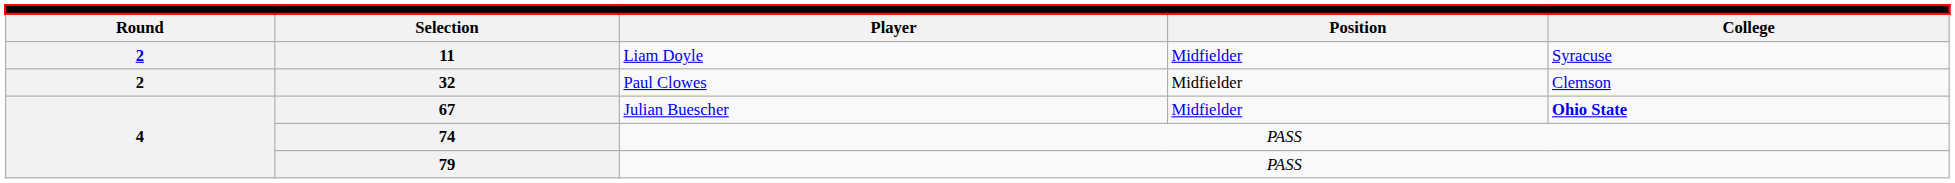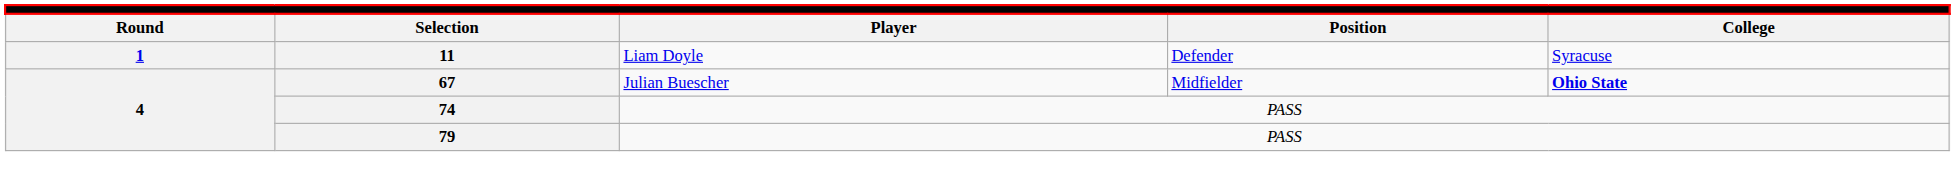(140, 55) 2 -> (140, 55) 1
(1207, 55) Midfielder -> (1202, 55) Defender
- row: (447, 82)
